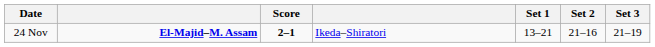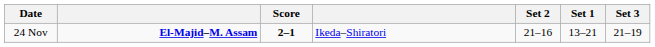columns swapped: (538, 14) <-> (583, 14)
